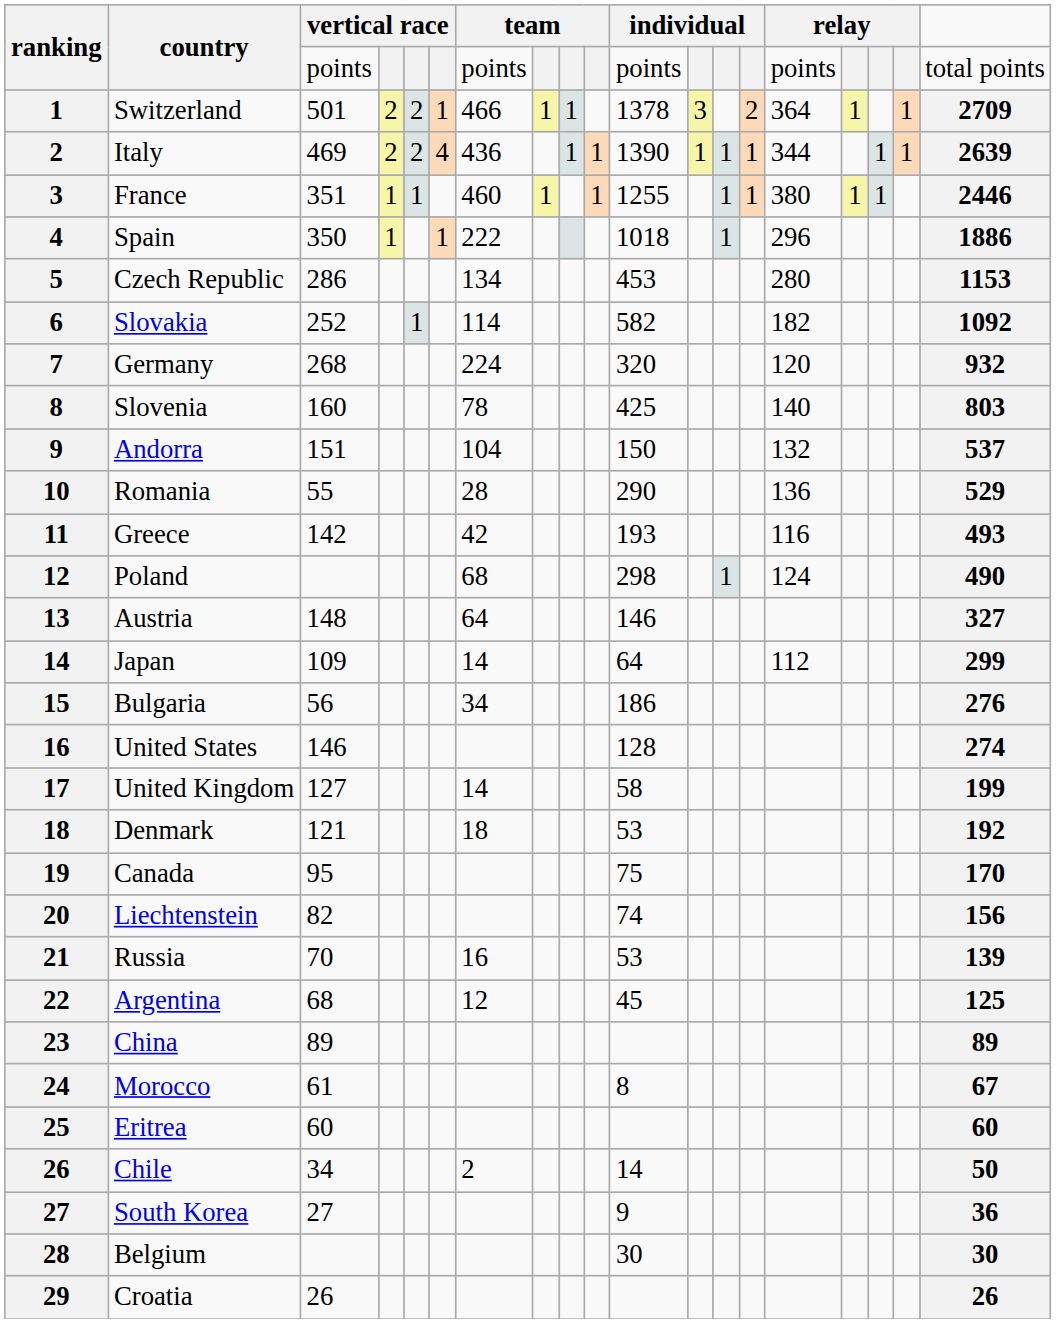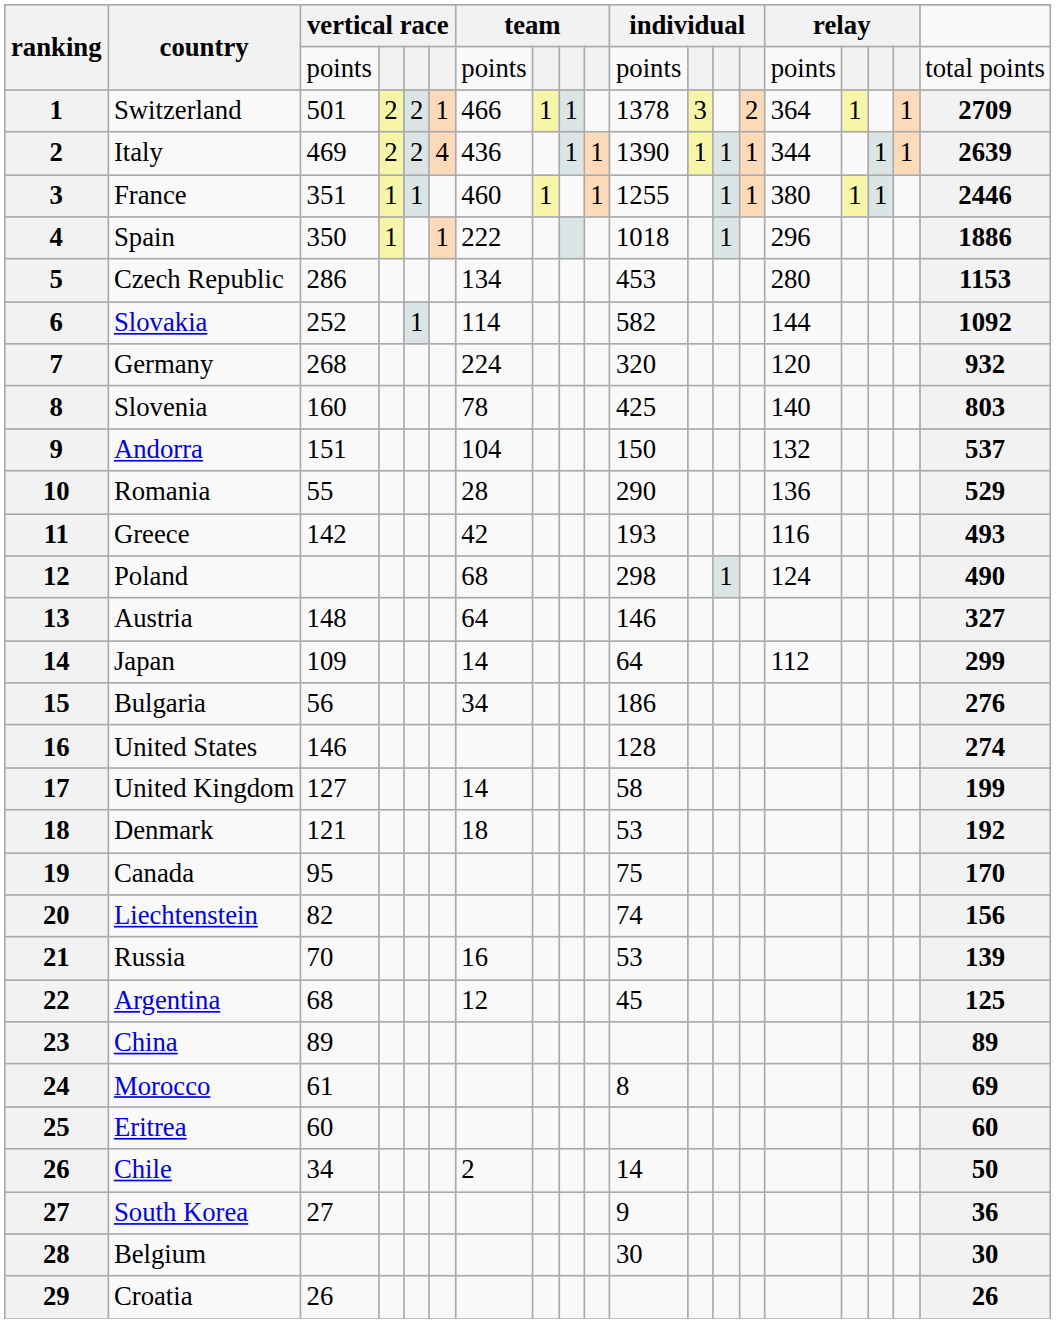(791, 322) 182 -> (791, 322) 144
(985, 1085) 67 -> (985, 1085) 69
